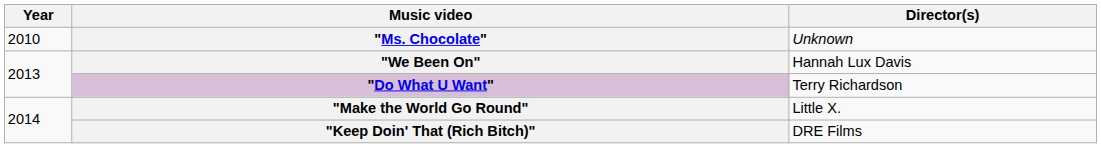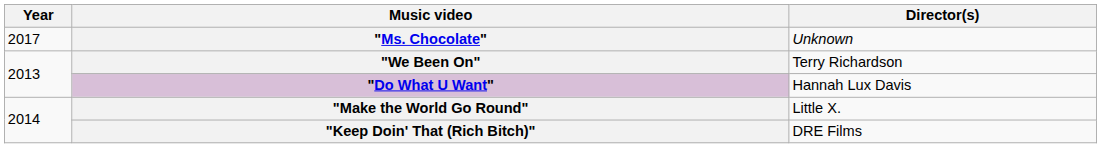(24, 39) 2010 -> (24, 39) 2017
(852, 62) Hannah Lux Davis -> (847, 62) Terry Richardson
(847, 85) Terry Richardson -> (852, 85) Hannah Lux Davis
